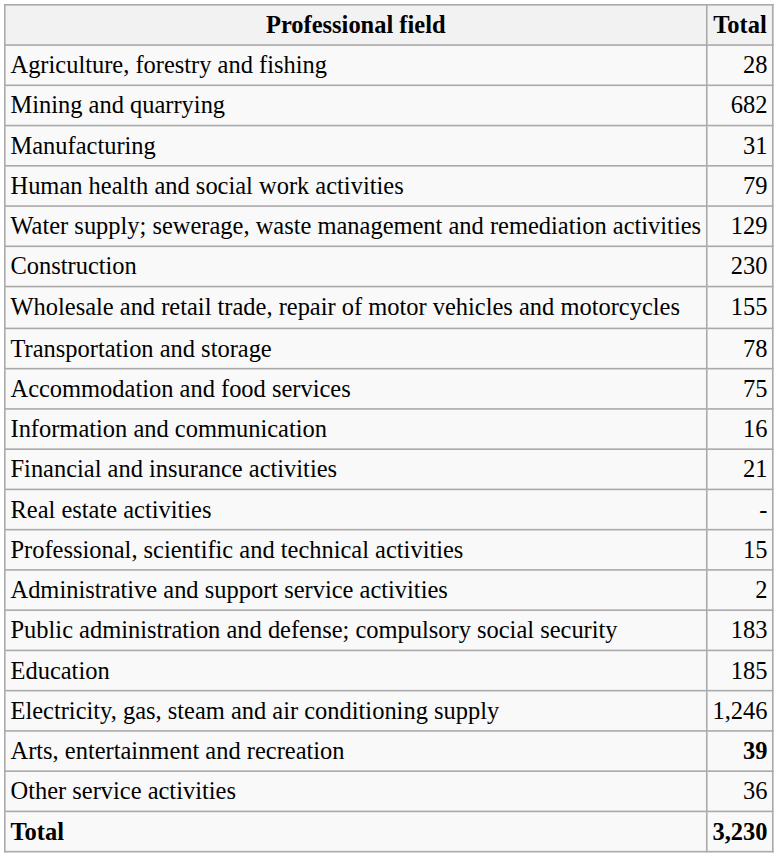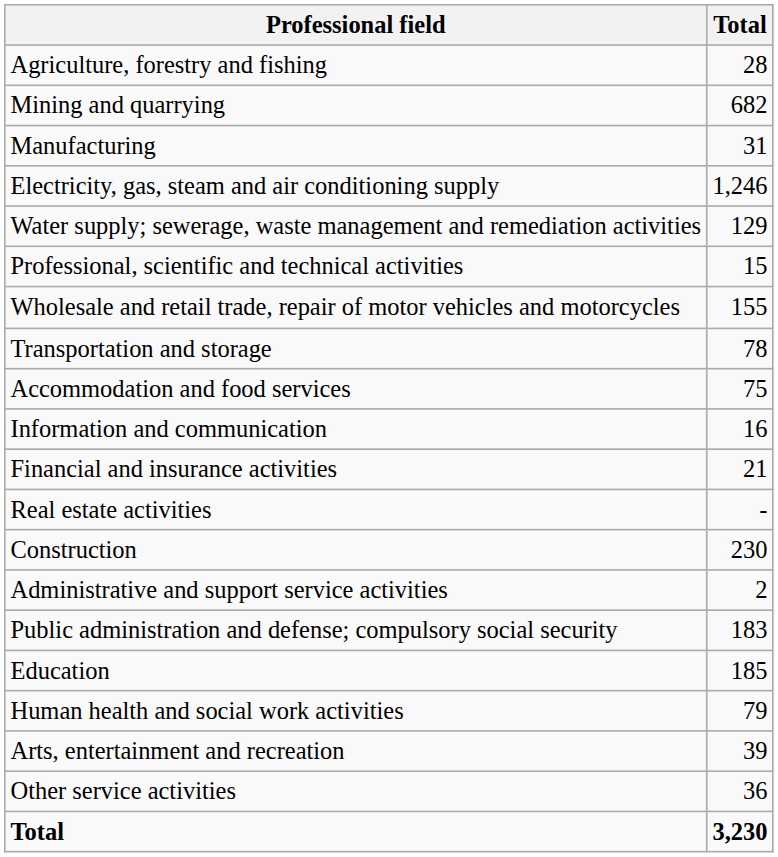rows swapped: (255, 710) <-> (207, 186)
rows swapped: (74, 266) <-> (237, 549)
(755, 751) bold -> (755, 751) normal
